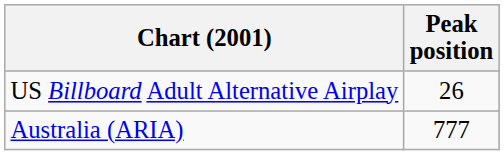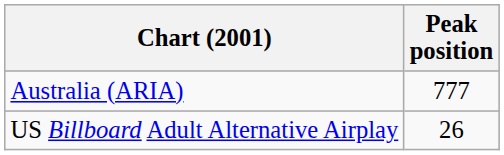rows swapped: (97, 129) <-> (204, 90)
